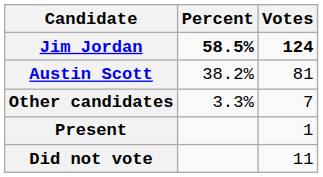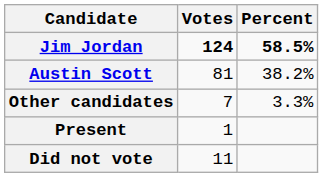columns swapped: (288, 19) <-> (218, 19)
